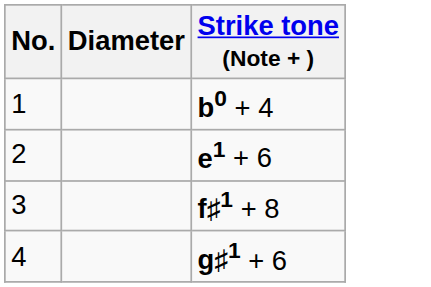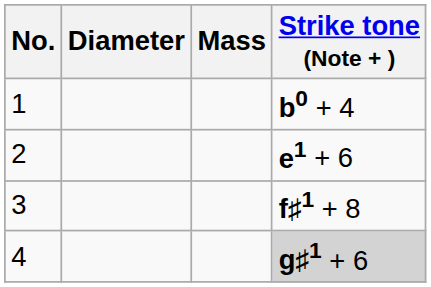+ column: (232, 41)
(242, 256) no background -> (323, 256) lightgrey background
